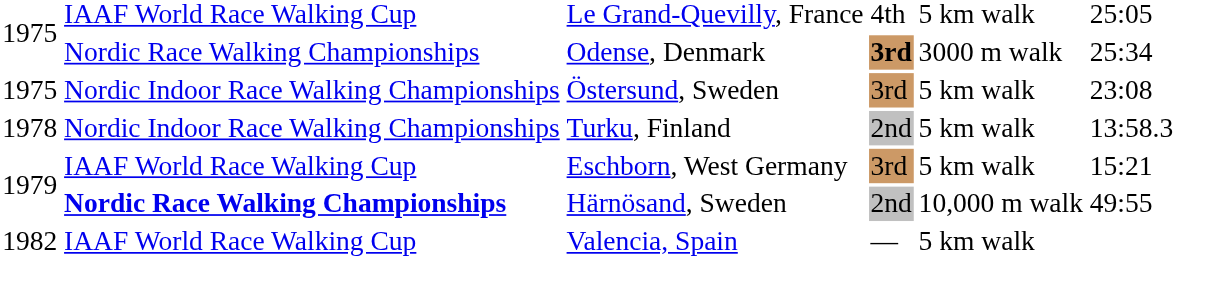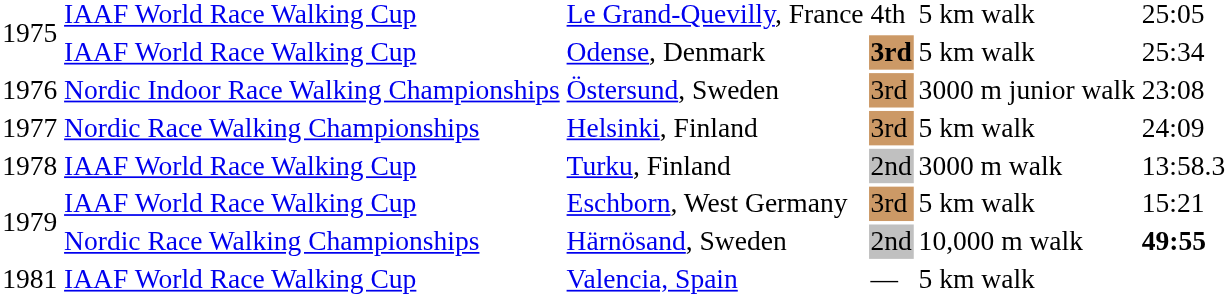(272, 52) Nordic Race Walking Championships -> (240, 52) IAAF World Race Walking Cup
(990, 52) 3000 m walk -> (977, 52) 5 km walk
(30, 89) 1975 -> (30, 89) 1976
(977, 89) 5 km walk -> (1027, 89) 3000 m junior walk
+ row: (662, 127)
(312, 127) Nordic Indoor Race Walking Championships -> (240, 165) IAAF World Race Walking Cup
(977, 127) 5 km walk -> (990, 165) 3000 m walk
(285, 203) bold -> (272, 241) normal
(1121, 203) normal -> (1174, 241) bold
(30, 241) 1982 -> (30, 279) 1981
